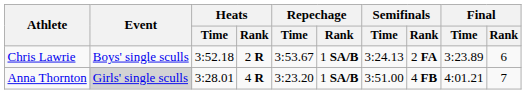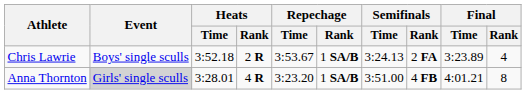(504, 57) 6 -> (504, 57) 4
(504, 78) 7 -> (504, 78) 8
